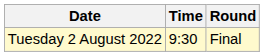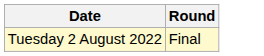- column: (186, 16)
